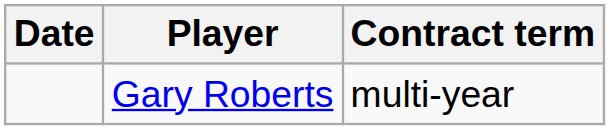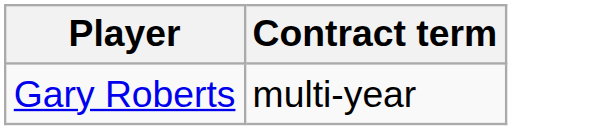- column: (54, 34)
